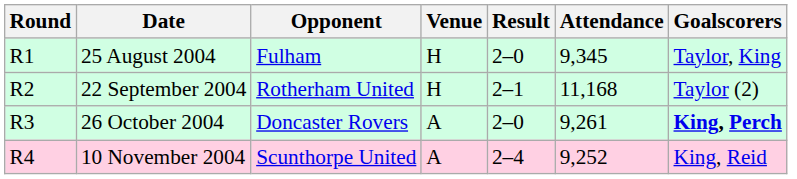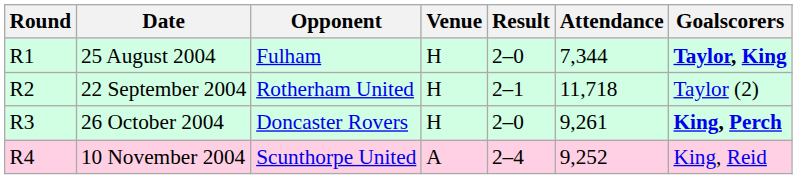(584, 55) 9,345 -> (584, 55) 7,344
(727, 55) normal -> (730, 55) bold
(589, 88) 11,168 -> (589, 88) 11,718
(434, 122) A -> (434, 122) H
